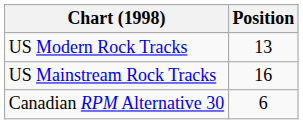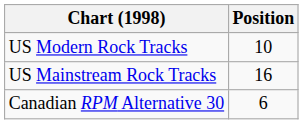(263, 47) 13 -> (263, 47) 10
